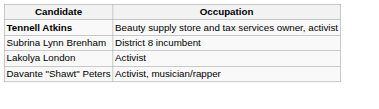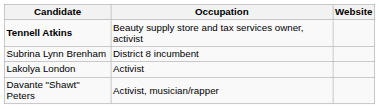+ column: (354, 12)
